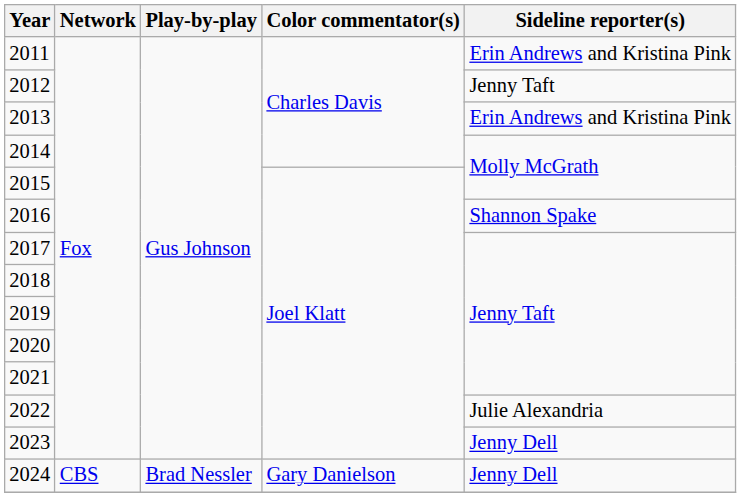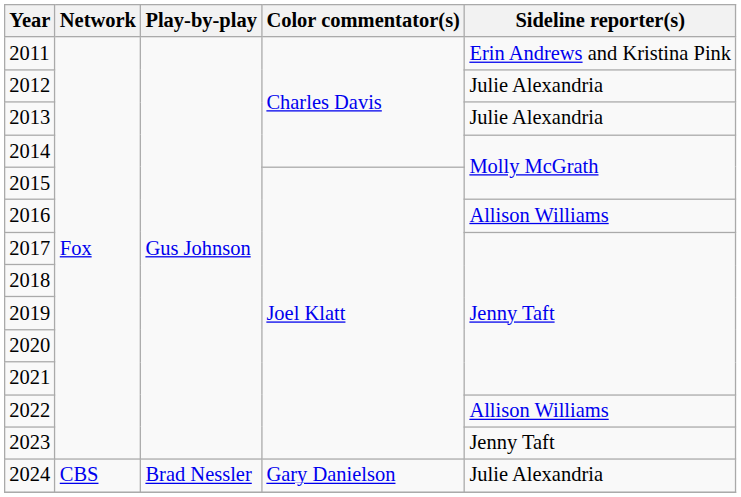(512, 85) Jenny Taft -> (536, 85) Julie Alexandria
(600, 118) Erin Andrews and Kristina Pink -> (536, 118) Julie Alexandria
(533, 215) Shannon Spake -> (539, 215) Allison Williams
(536, 410) Julie Alexandria -> (539, 410) Allison Williams
(513, 442) Jenny Dell -> (512, 442) Jenny Taft
(513, 475) Jenny Dell -> (536, 475) Julie Alexandria
